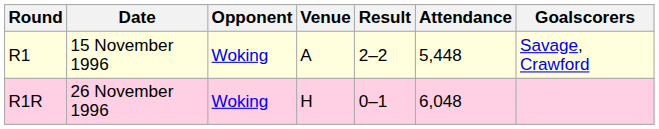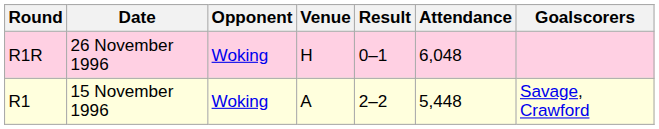rows swapped: (19, 54) <-> (26, 101)
